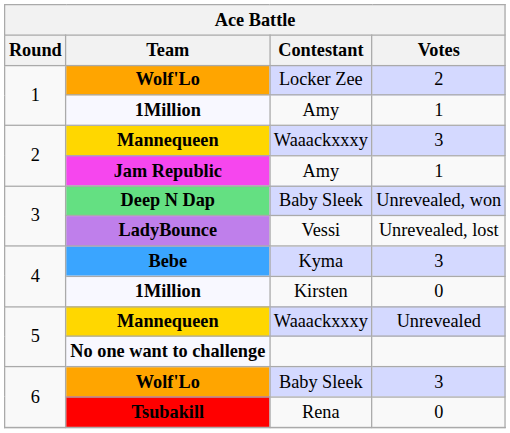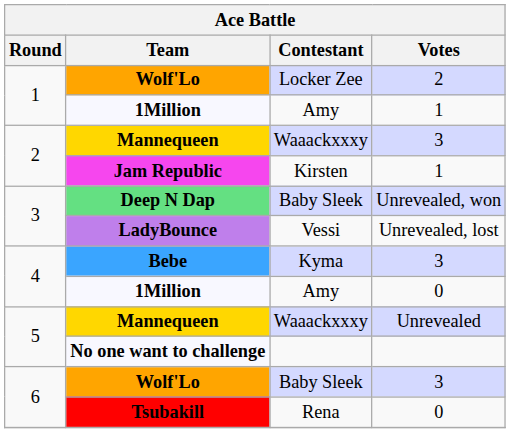(321, 170) Amy -> (321, 170) Kirsten
(321, 291) Kirsten -> (321, 291) Amy
